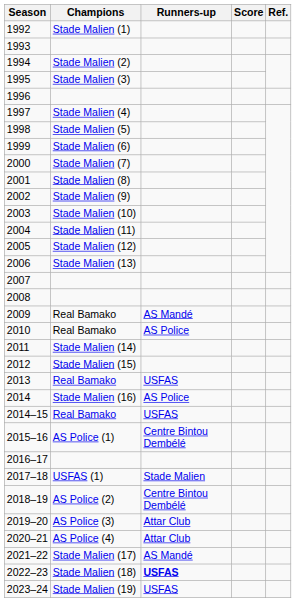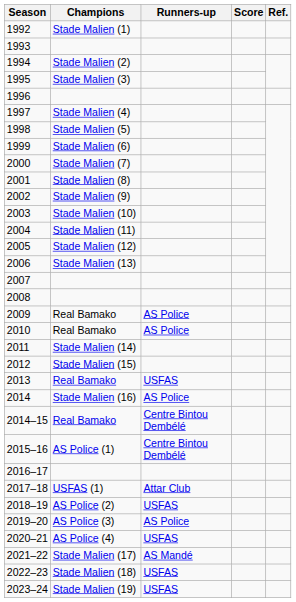(168, 314) AS Mandé -> (166, 314) AS Police
(161, 414) USFAS -> (176, 420) Centre Bintou Dembélé
(174, 476) Stade Malien -> (167, 488) Attar Club
(176, 499) Centre Bintou Dembélé -> (161, 505) USFAS
(167, 522) Attar Club -> (166, 522) AS Police
(167, 539) Attar Club -> (161, 539) USFAS
(161, 572) bold -> (161, 572) normal
